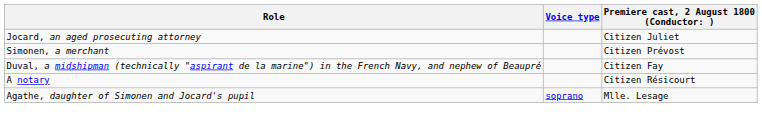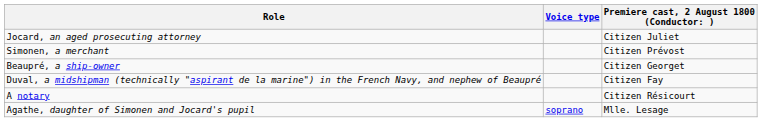+ row: (63, 66)
